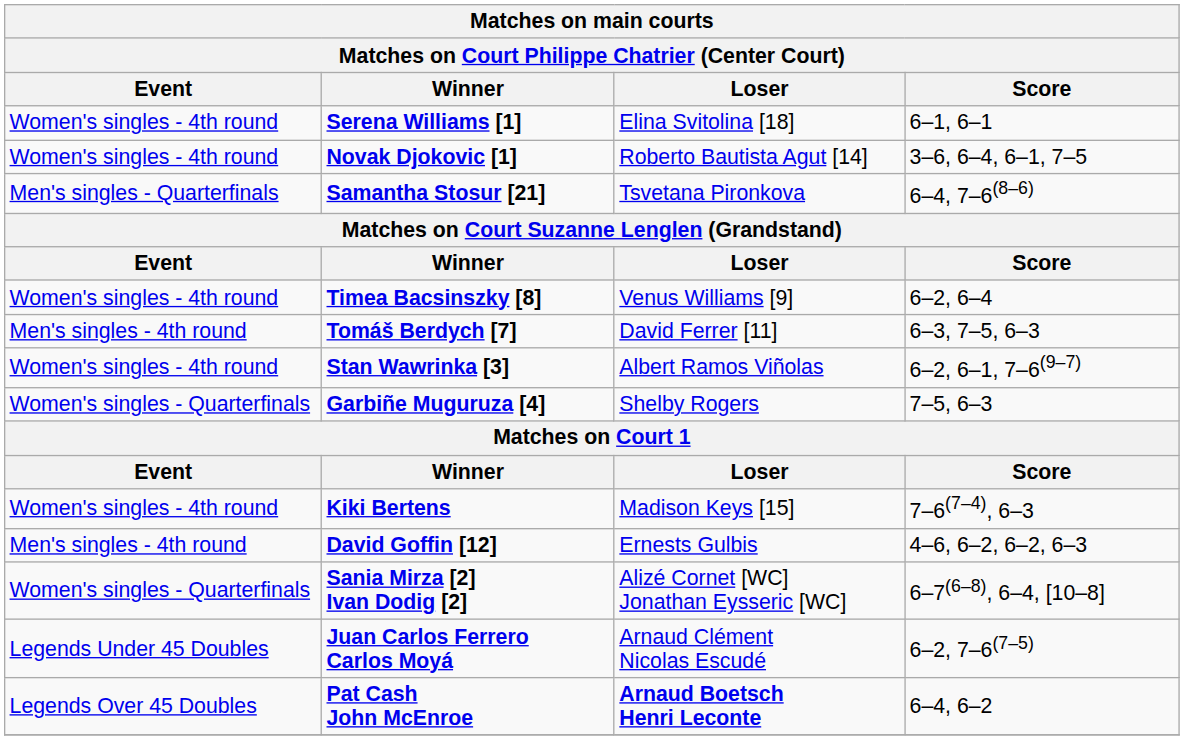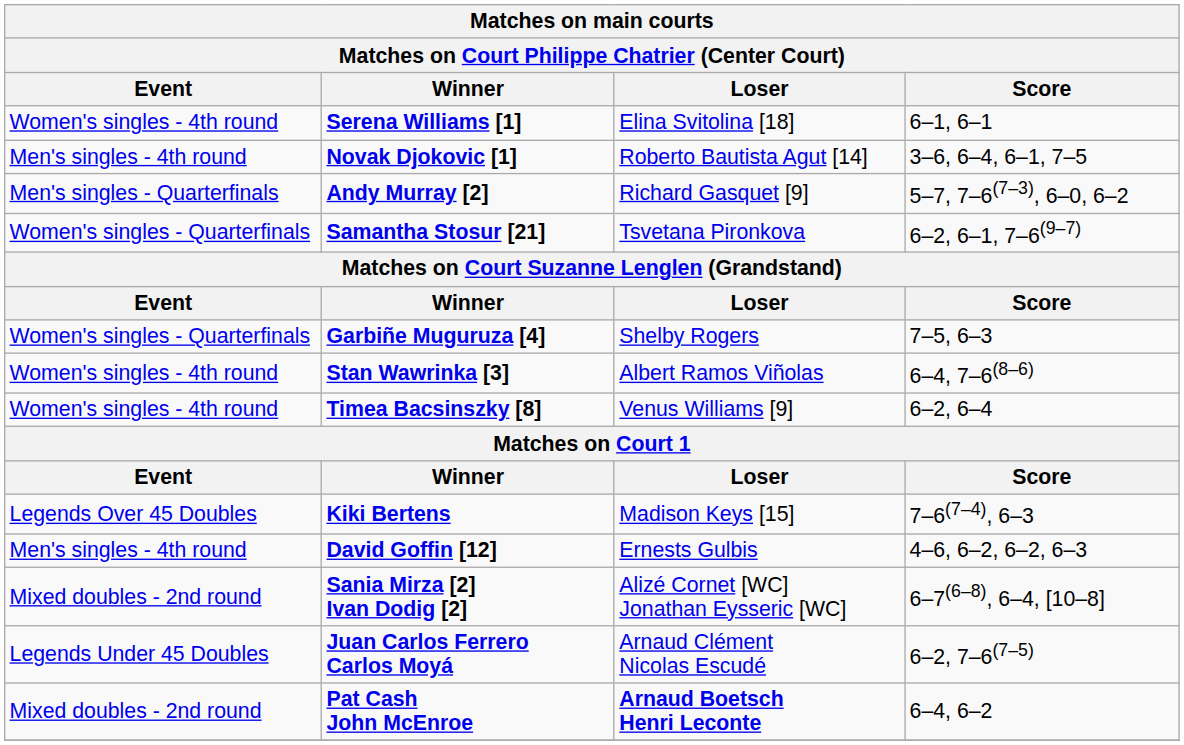(144, 156) Women's singles - 4th round -> (128, 156) Men's singles - 4th round
+ row: (407, 192)
(144, 192) Men's singles - Quarterfinals -> (160, 232) Women's singles - Quarterfinals
(972, 192) 6–4, 7–6(8–6) -> (995, 232) 6–2, 6–1, 7–6(9–7)
rows swapped: (434, 297) <-> (436, 404)
- row: (422, 330)
(995, 367) 6–2, 6–1, 7–6(9–7) -> (972, 373) 6–4, 7–6(8–6)
(144, 508) Women's singles - 4th round -> (133, 513) Legends Over 45 Doubles
(160, 590) Women's singles - Quarterfinals -> (136, 596) Mixed doubles - 2nd round
(133, 705) Legends Over 45 Doubles -> (136, 711) Mixed doubles - 2nd round
